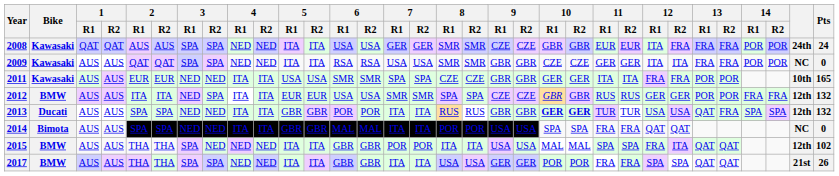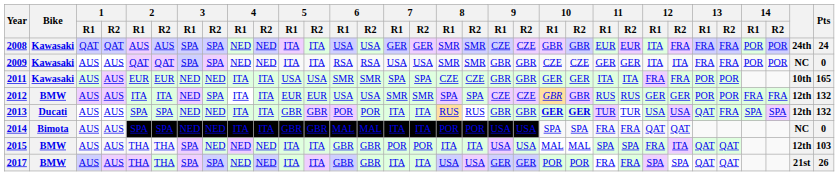(824, 146) 102 -> (824, 146) 103
